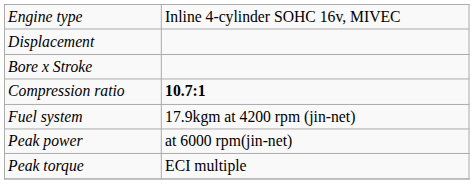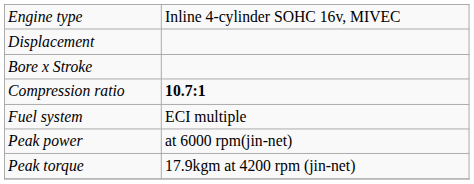(260, 116) 17.9kgm at 4200 rpm (jin-net) -> (206, 116) ECI multiple
(206, 166) ECI multiple -> (260, 166) 17.9kgm at 4200 rpm (jin-net)
